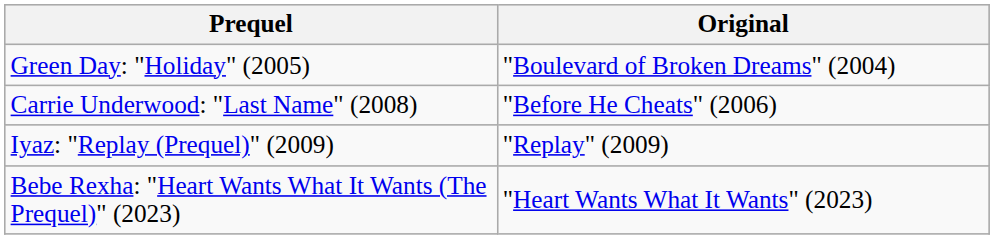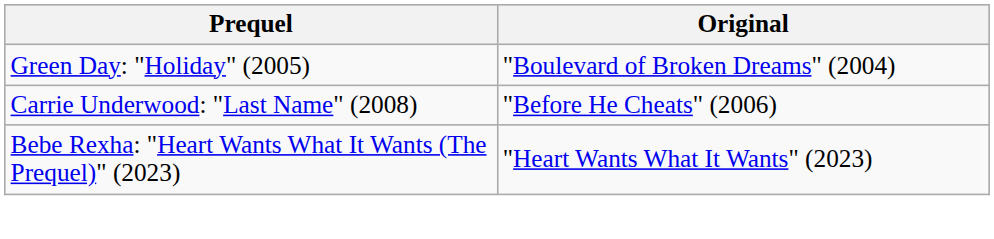- row: (172, 144)
